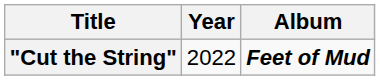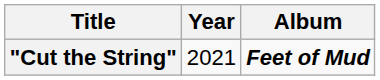(211, 57) 2022 -> (211, 57) 2021
